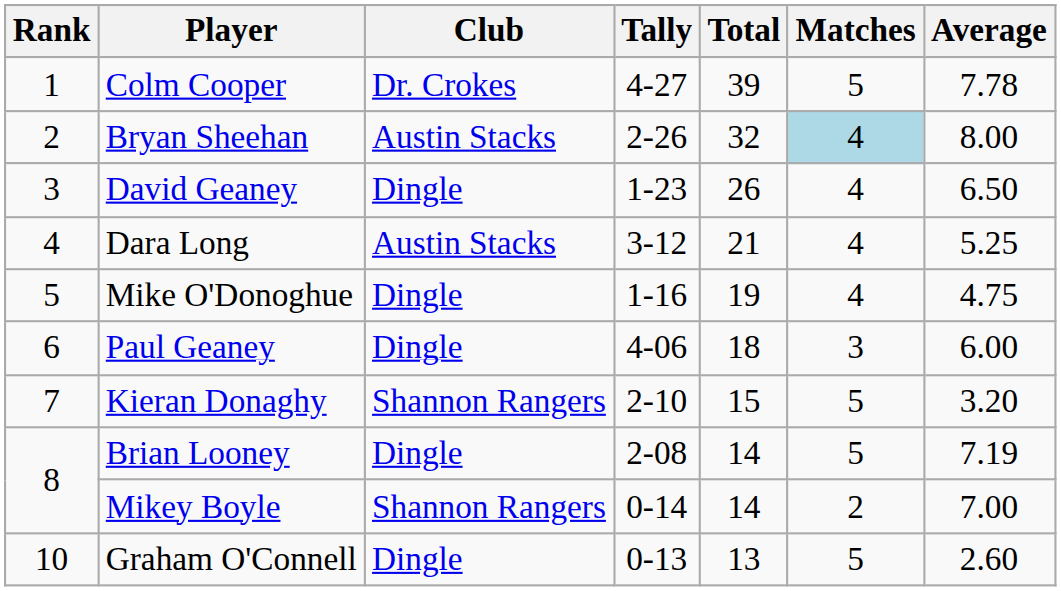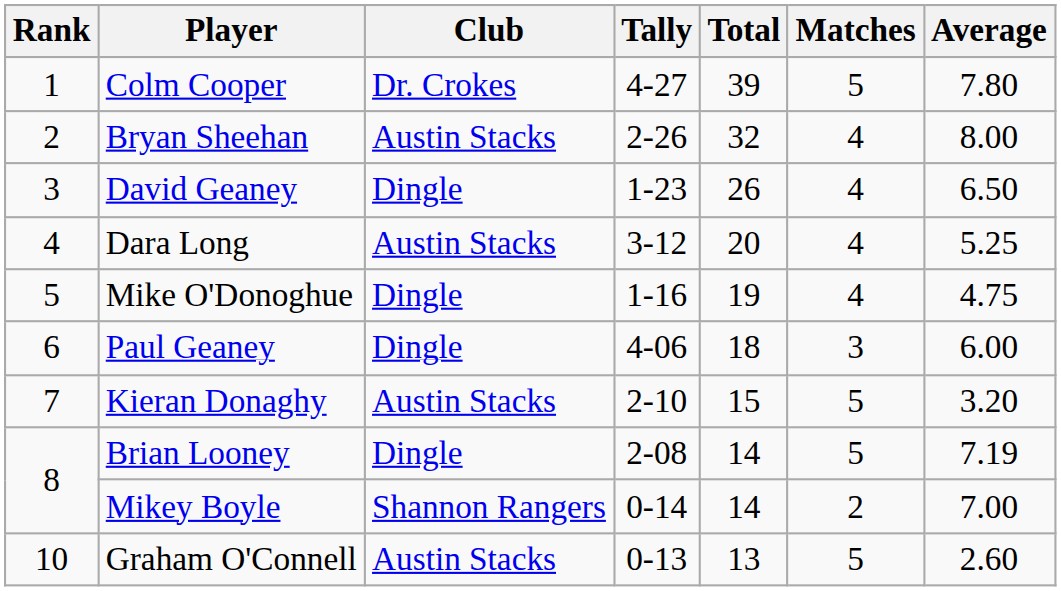(989, 83) 7.78 -> (989, 83) 7.80
(856, 136) lightblue background -> (856, 136) no background
(744, 242) 21 -> (744, 242) 20
(489, 400) Shannon Rangers -> (464, 400) Austin Stacks
(417, 558) Dingle -> (464, 558) Austin Stacks
